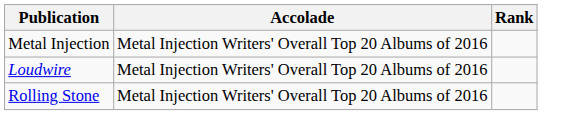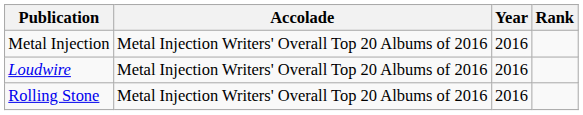+ column: (511, 17)
